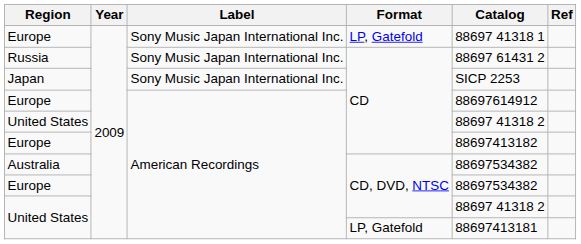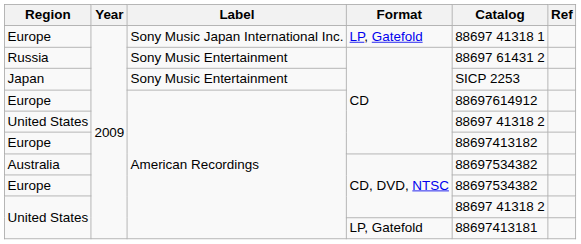(237, 57) Sony Music Japan International Inc. -> (209, 57) Sony Music Entertainment
(237, 79) Sony Music Japan International Inc. -> (209, 79) Sony Music Entertainment
